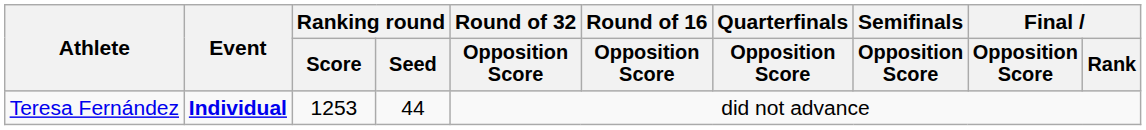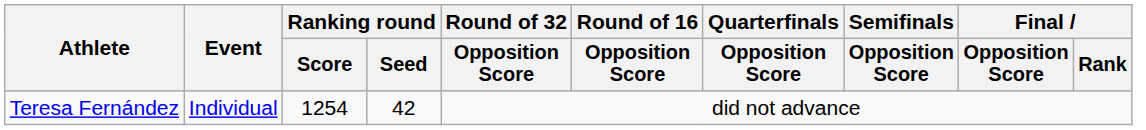(238, 108) bold -> (233, 108) normal
(334, 108) 1253 -> (325, 108) 1254
(413, 108) 44 -> (404, 108) 42
